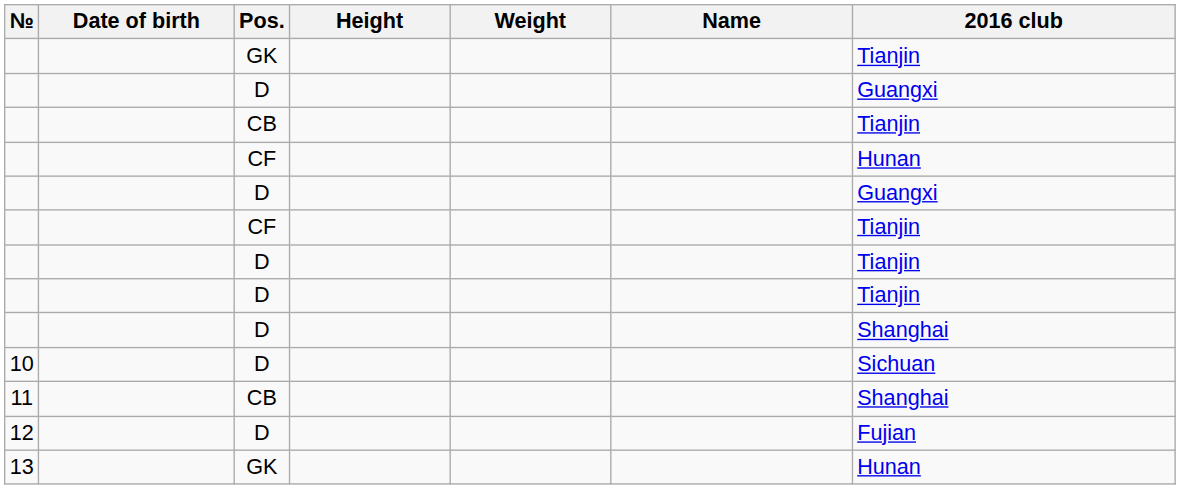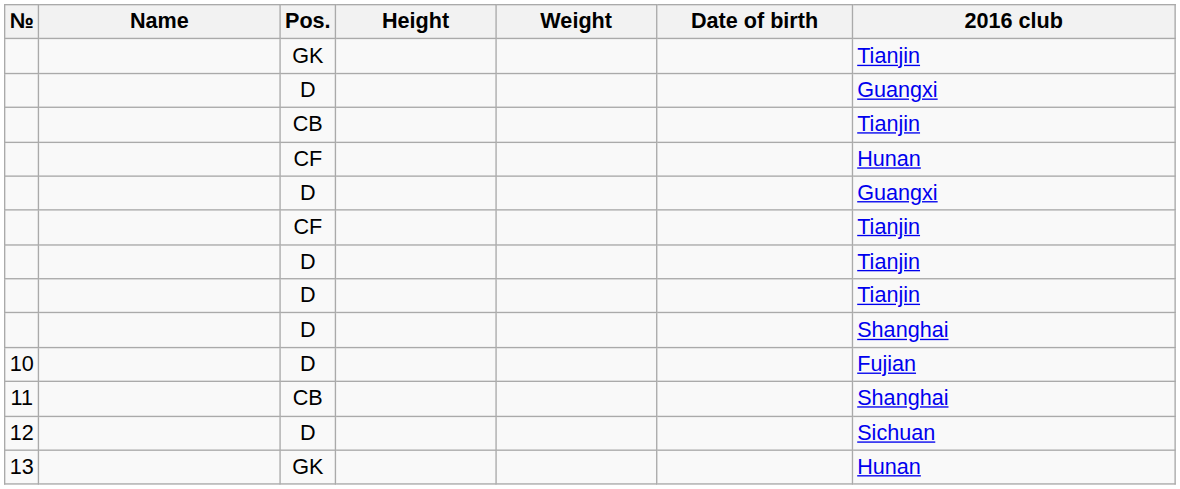columns swapped: (732, 21) <-> (136, 21)
(896, 364) Sichuan -> (887, 364) Fujian
(887, 432) Fujian -> (896, 432) Sichuan
